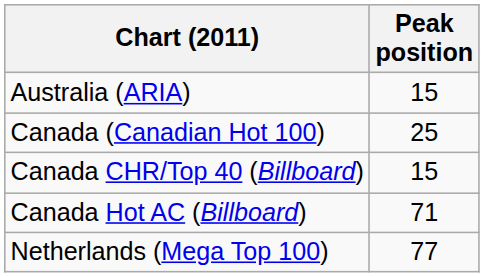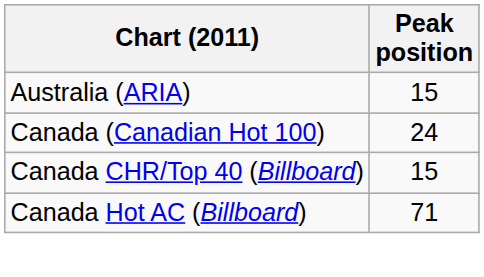(424, 132) 25 -> (424, 132) 24
- row: (170, 251)
